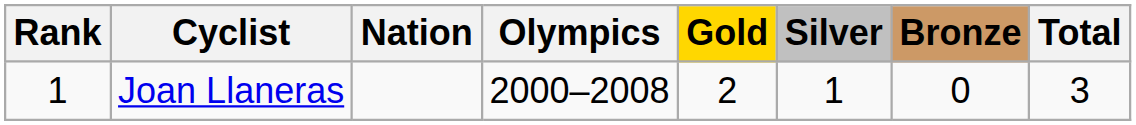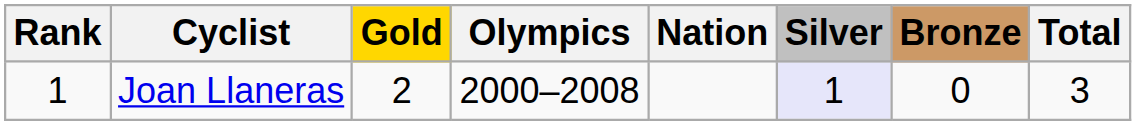columns swapped: (417, 33) <-> (727, 33)
(834, 90) no background -> (834, 90) lavender background
